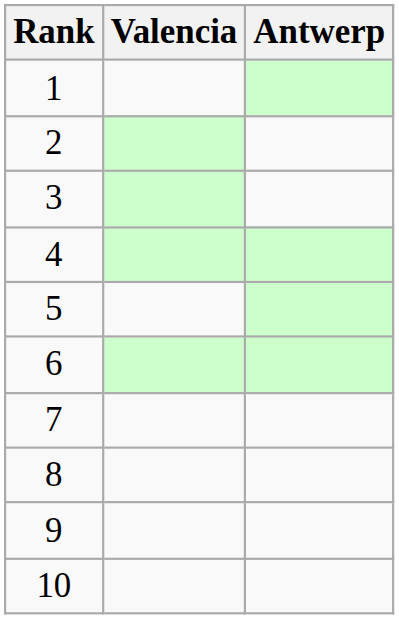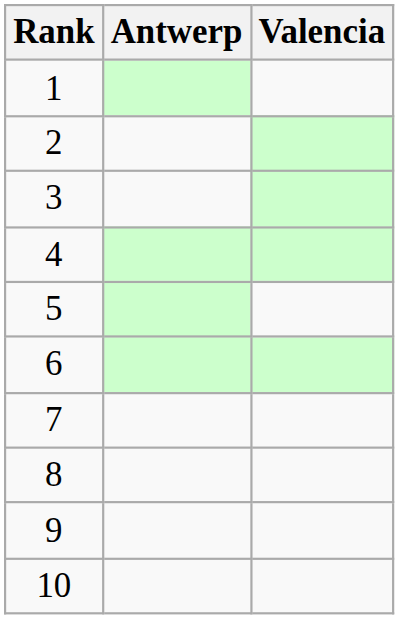columns swapped: (174, 32) <-> (319, 32)
